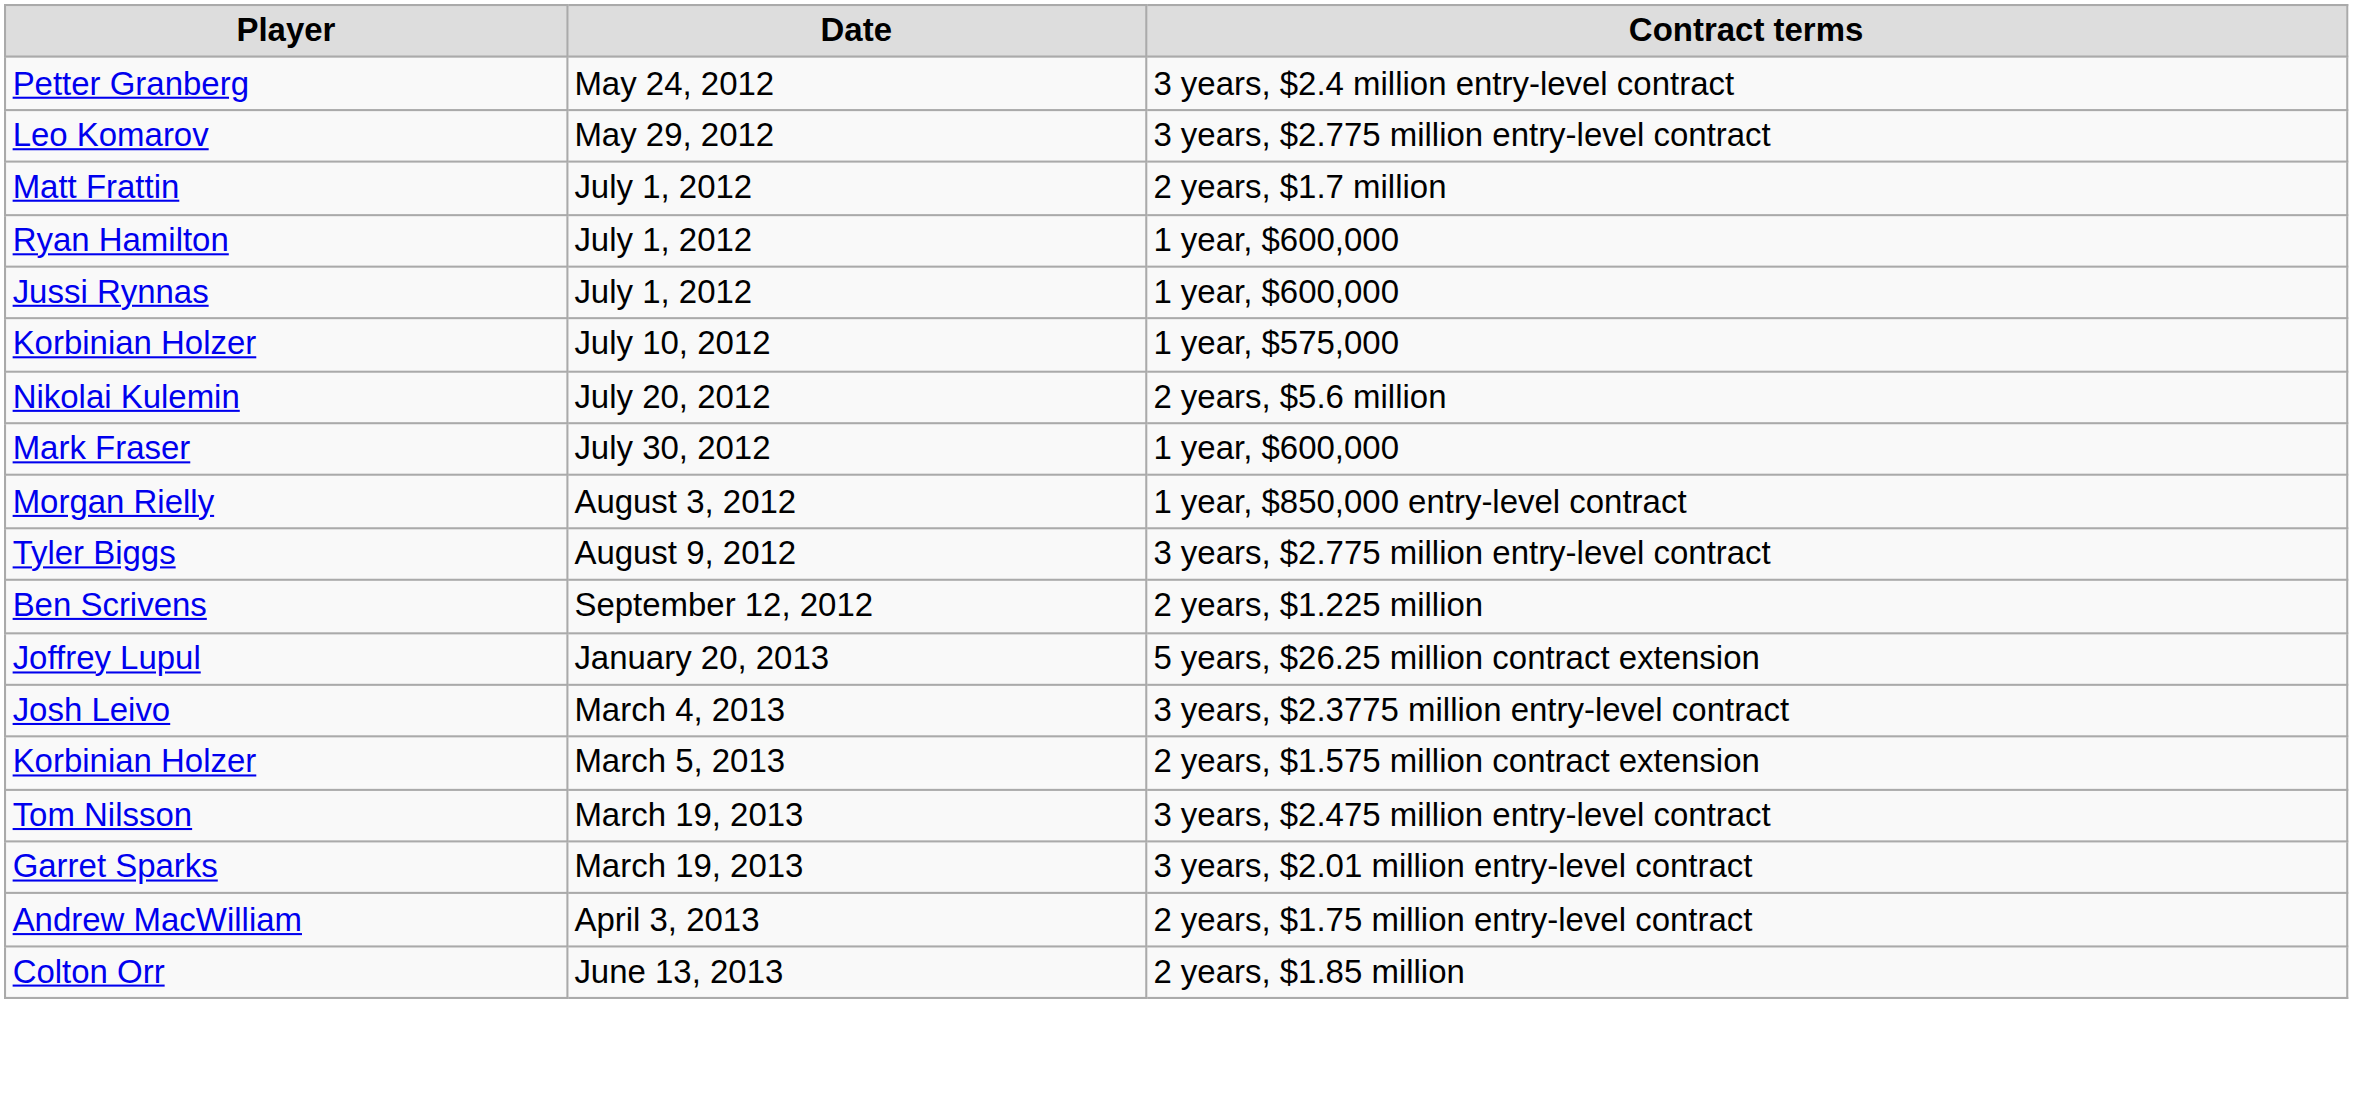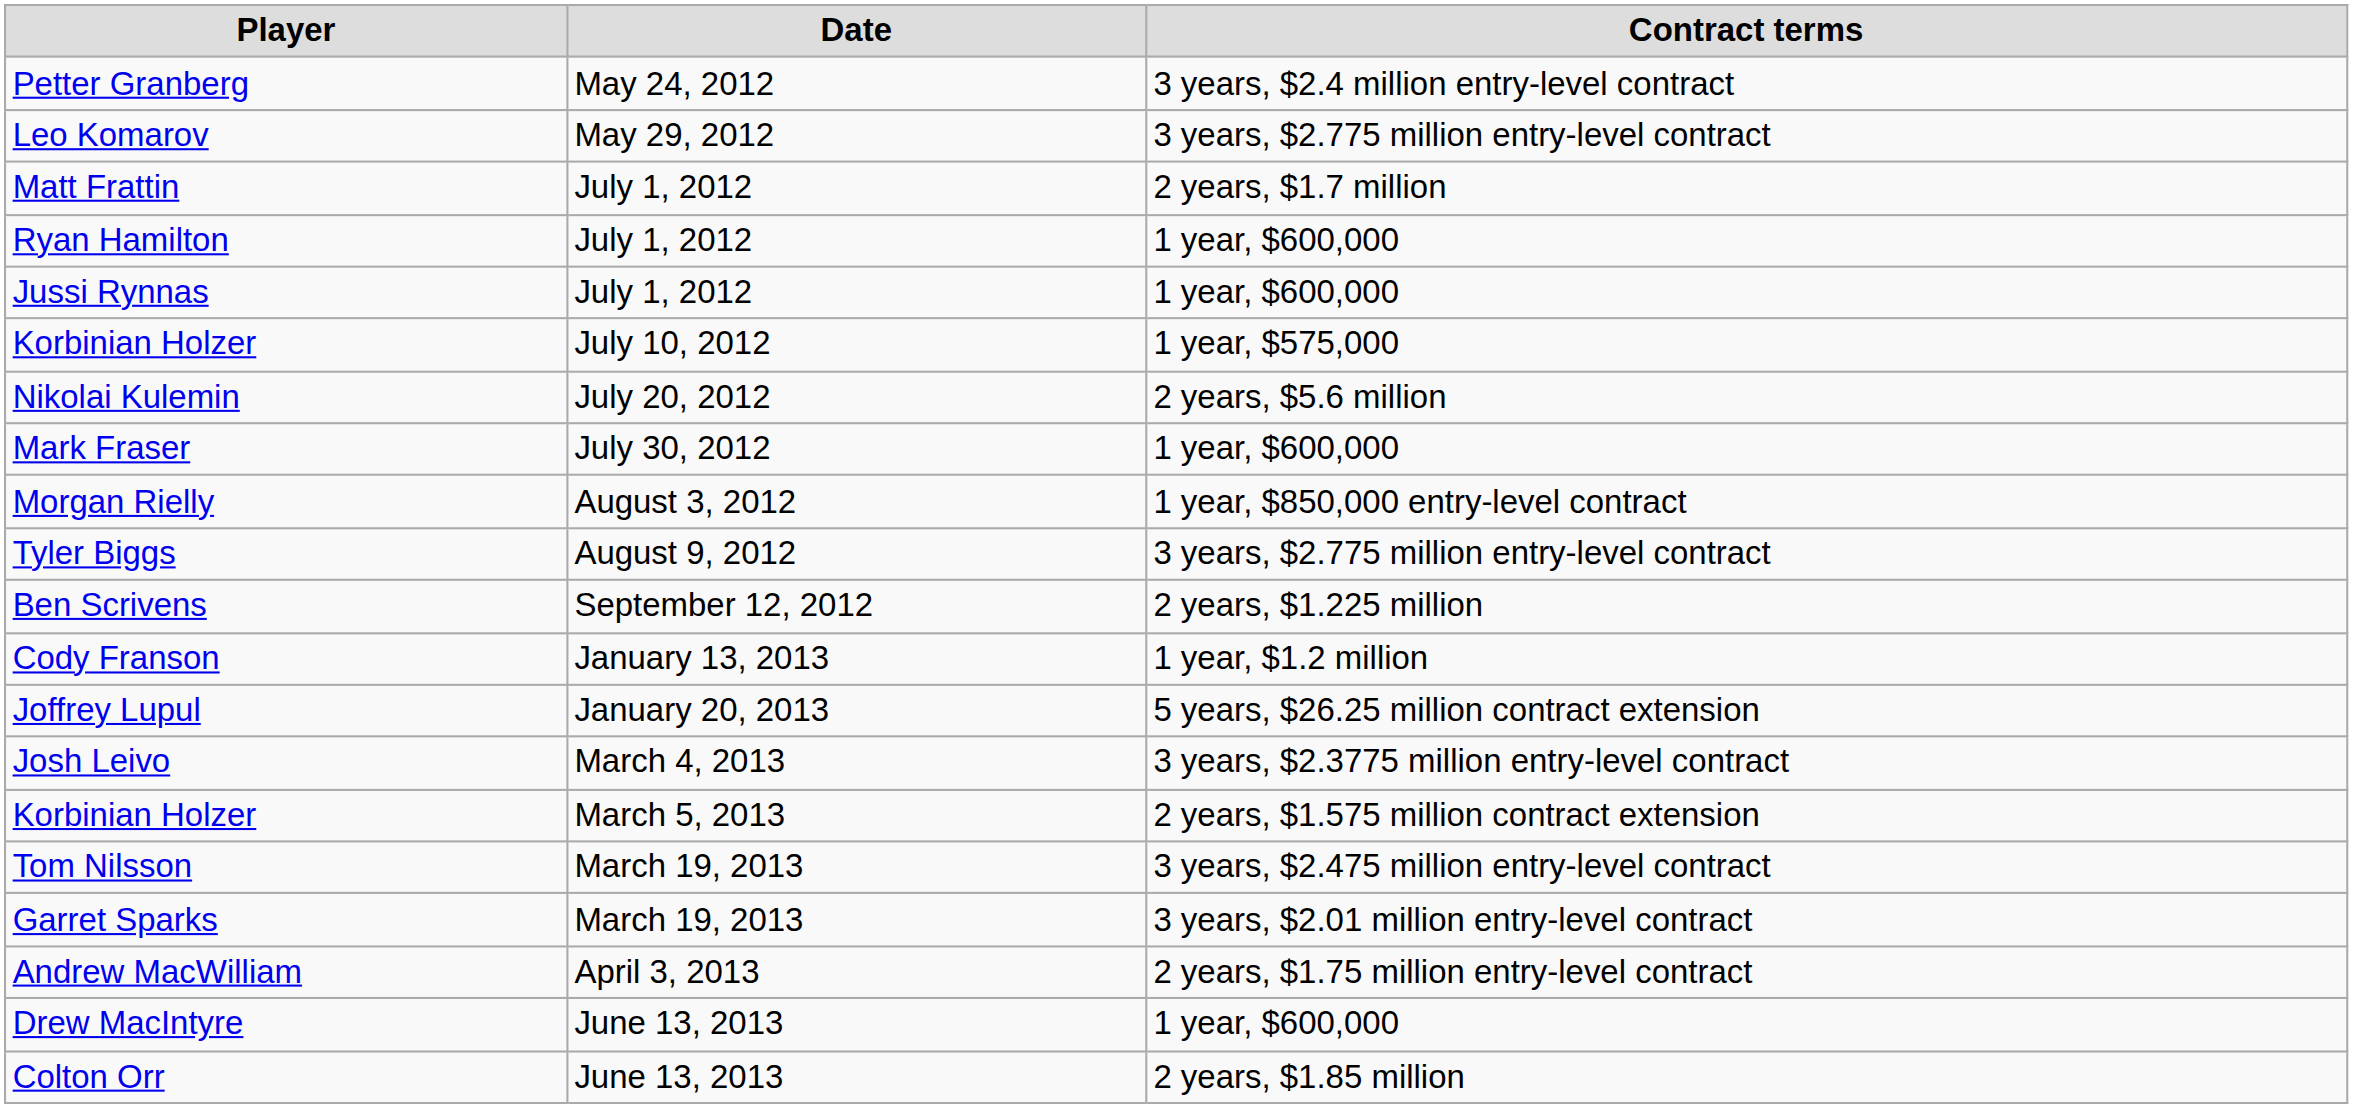+ row: (116, 657)
+ row: (128, 1023)
